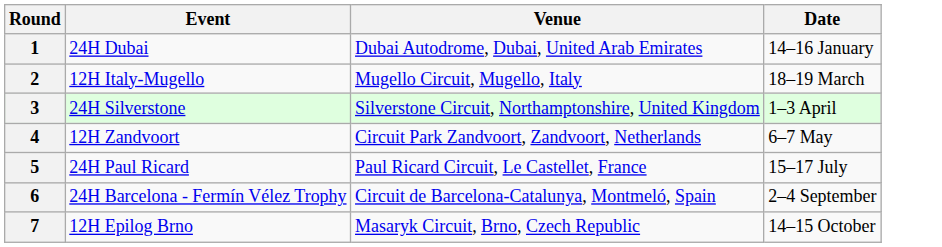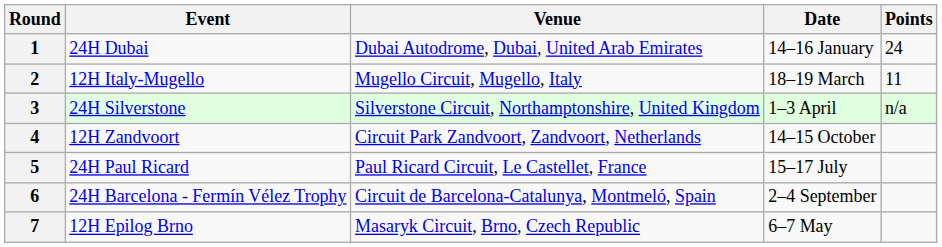+ column: (909, 18)
(800, 137) 6–7 May -> (822, 137) 14–15 October
(822, 226) 14–15 October -> (800, 226) 6–7 May
